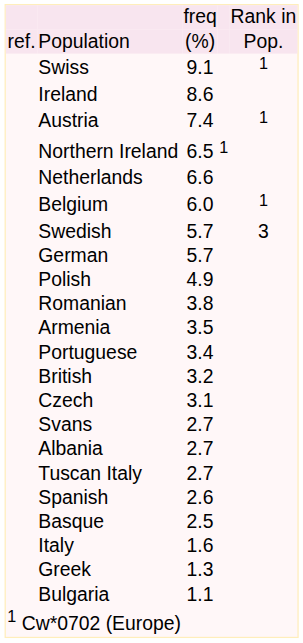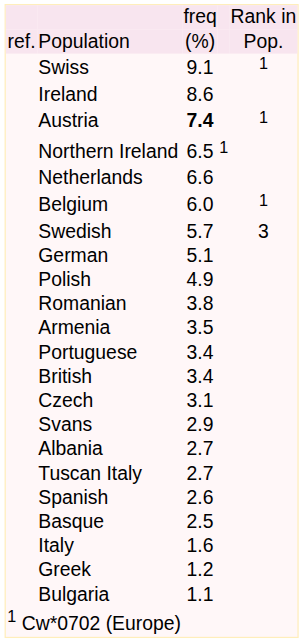(200, 121) normal -> (200, 121) bold
(200, 255) 5.7 -> (200, 255) 5.1
(200, 376) 3.2 -> (200, 376) 3.4
(200, 425) 2.7 -> (200, 425) 2.9
(200, 570) 1.3 -> (200, 570) 1.2
